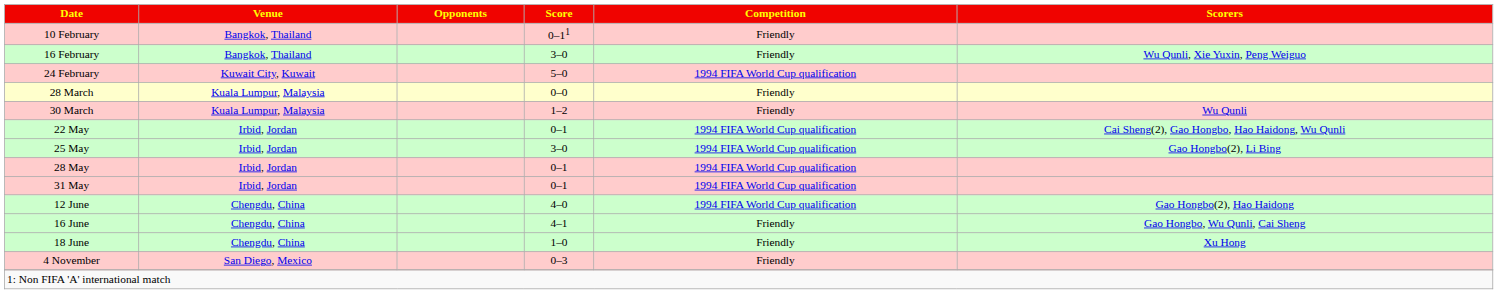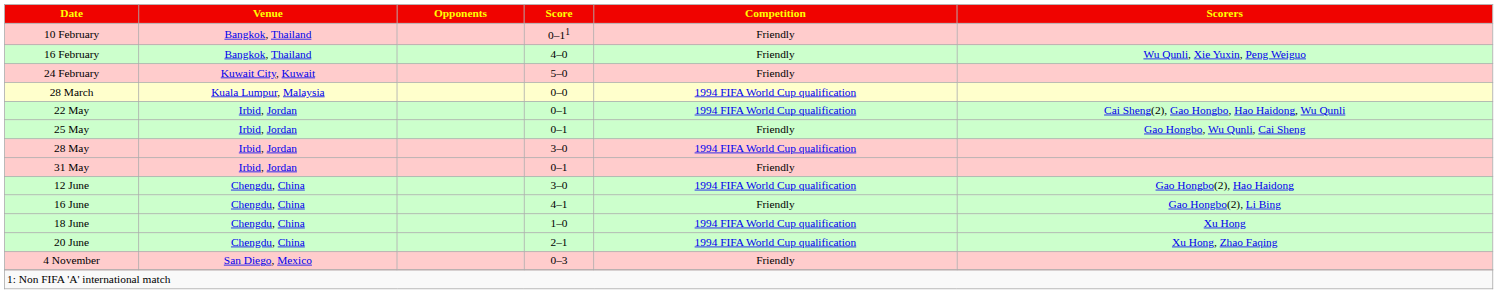(559, 54) 3–0 -> (559, 54) 4–0
(775, 73) 1994 FIFA World Cup qualification -> (775, 73) Friendly
(775, 92) Friendly -> (775, 92) 1994 FIFA World Cup qualification
- row: (72, 111)
(559, 148) 3–0 -> (559, 129) 0–1
(775, 148) 1994 FIFA World Cup qualification -> (775, 129) Friendly
(1225, 148) Gao Hongbo(2), Li Bing -> (1225, 129) Gao Hongbo, Wu Qunli, Cai Sheng
(559, 167) 0–1 -> (559, 148) 3–0
(775, 186) 1994 FIFA World Cup qualification -> (775, 167) Friendly
(559, 204) 4–0 -> (559, 186) 3–0
(1225, 223) Gao Hongbo, Wu Qunli, Cai Sheng -> (1225, 204) Gao Hongbo(2), Li Bing
(775, 242) Friendly -> (775, 223) 1994 FIFA World Cup qualification
+ row: (72, 242)
